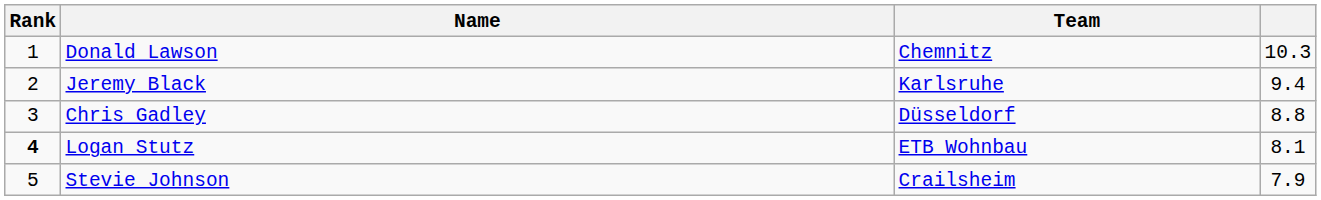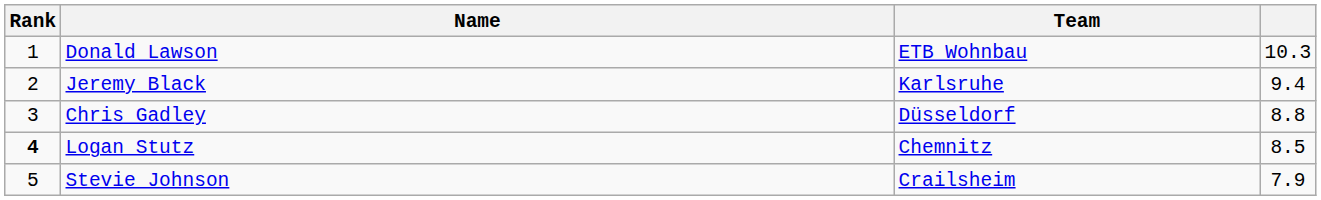(945, 52) Chemnitz -> (963, 52) ETB Wohnbau
(963, 148) ETB Wohnbau -> (945, 148) Chemnitz
(1288, 148) 8.1 -> (1288, 148) 8.5
